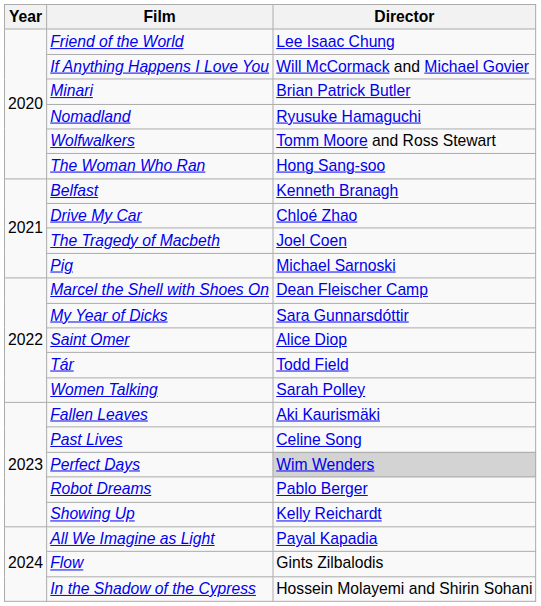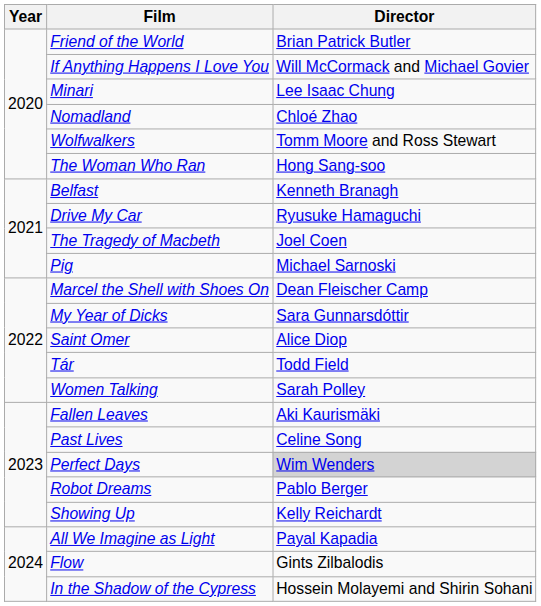(336, 41) Lee Isaac Chung -> (343, 41) Brian Patrick Butler
(343, 91) Brian Patrick Butler -> (336, 91) Lee Isaac Chung
(349, 116) Ryusuke Hamaguchi -> (317, 116) Chloé Zhao
(317, 215) Chloé Zhao -> (349, 215) Ryusuke Hamaguchi
